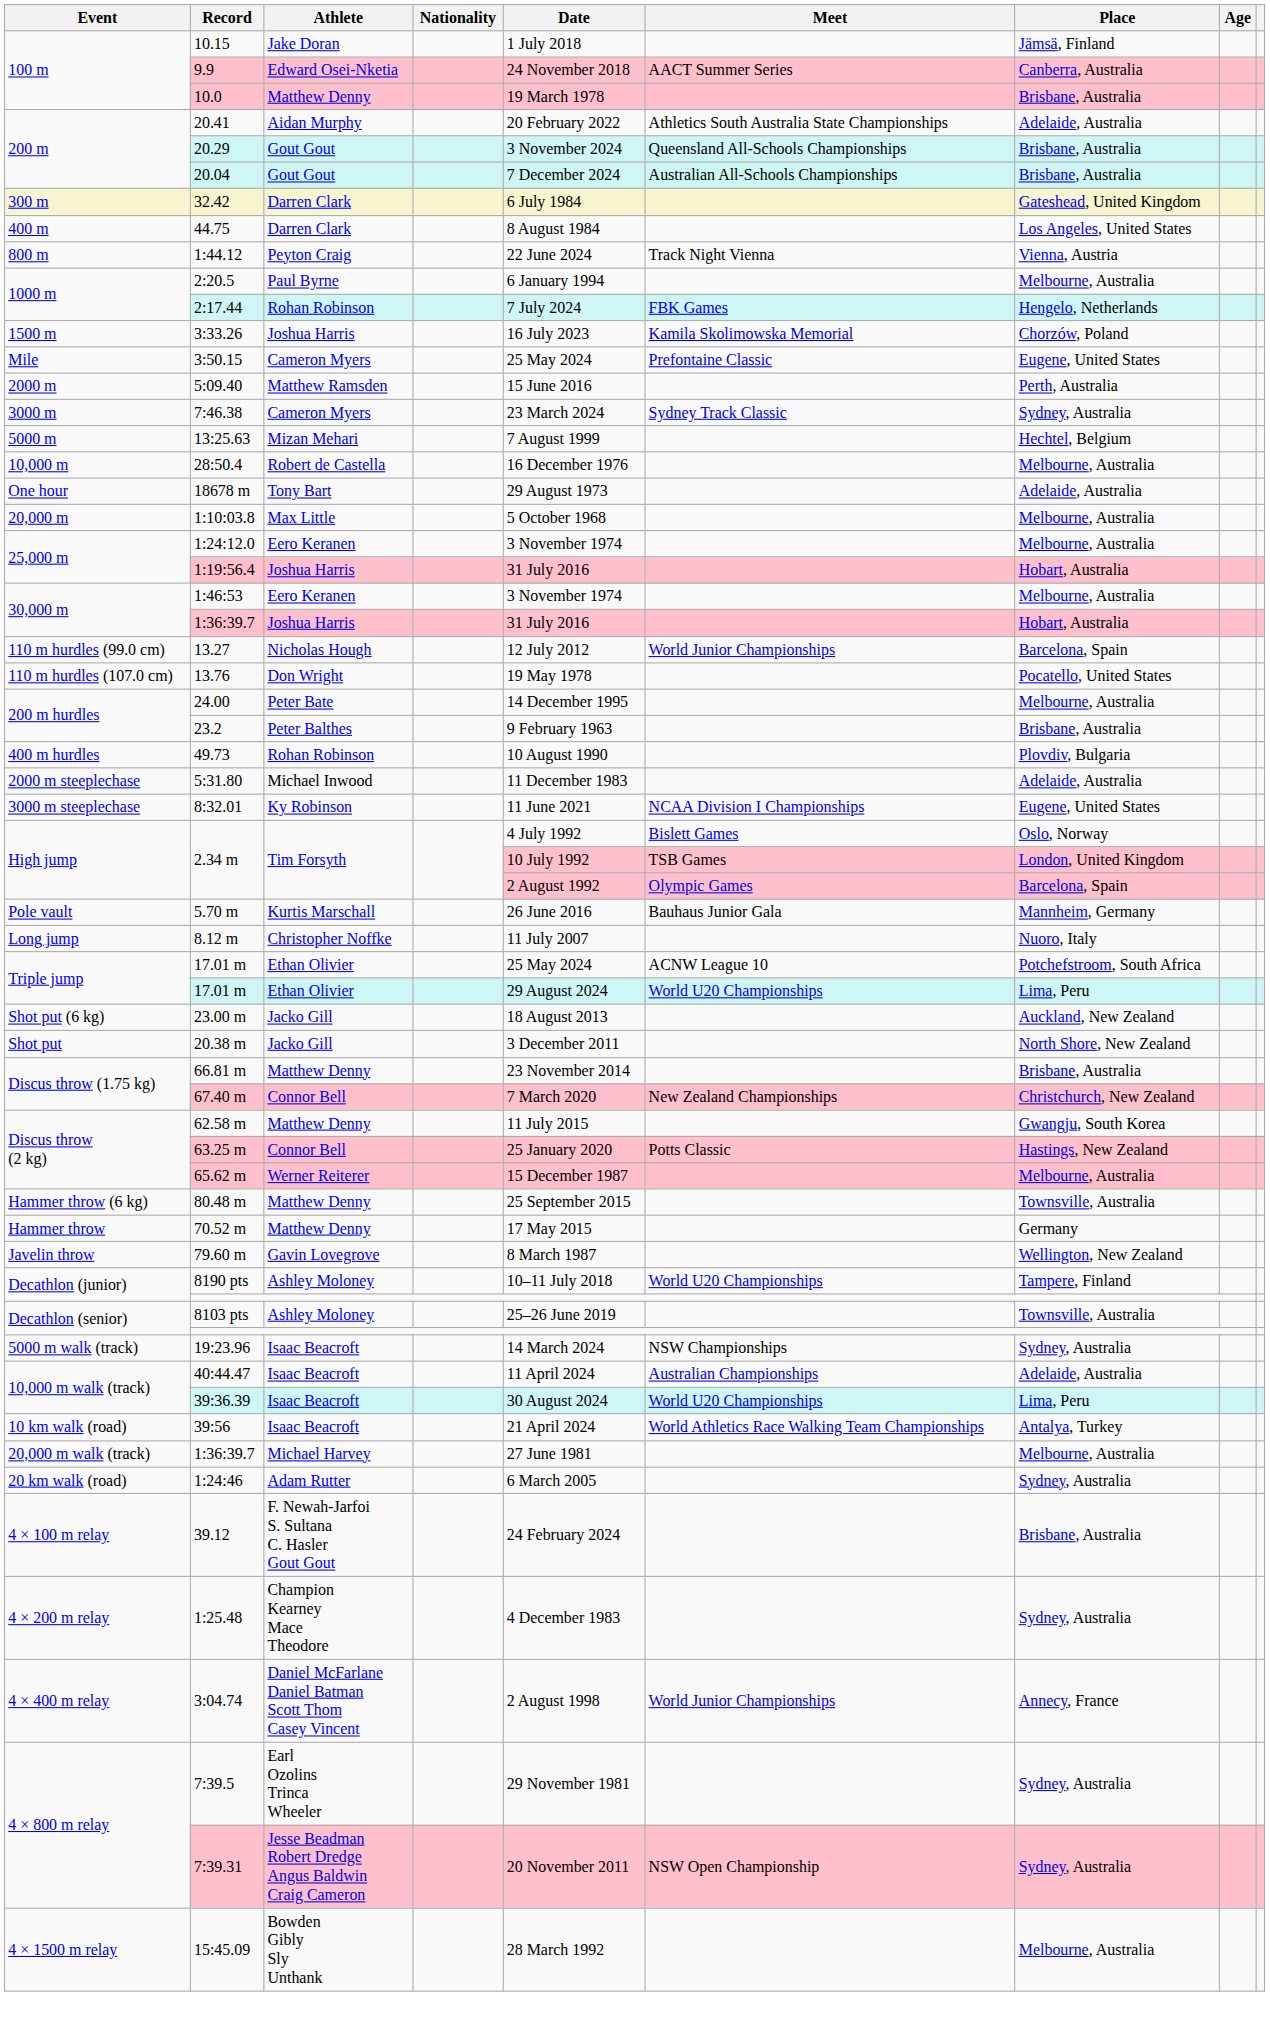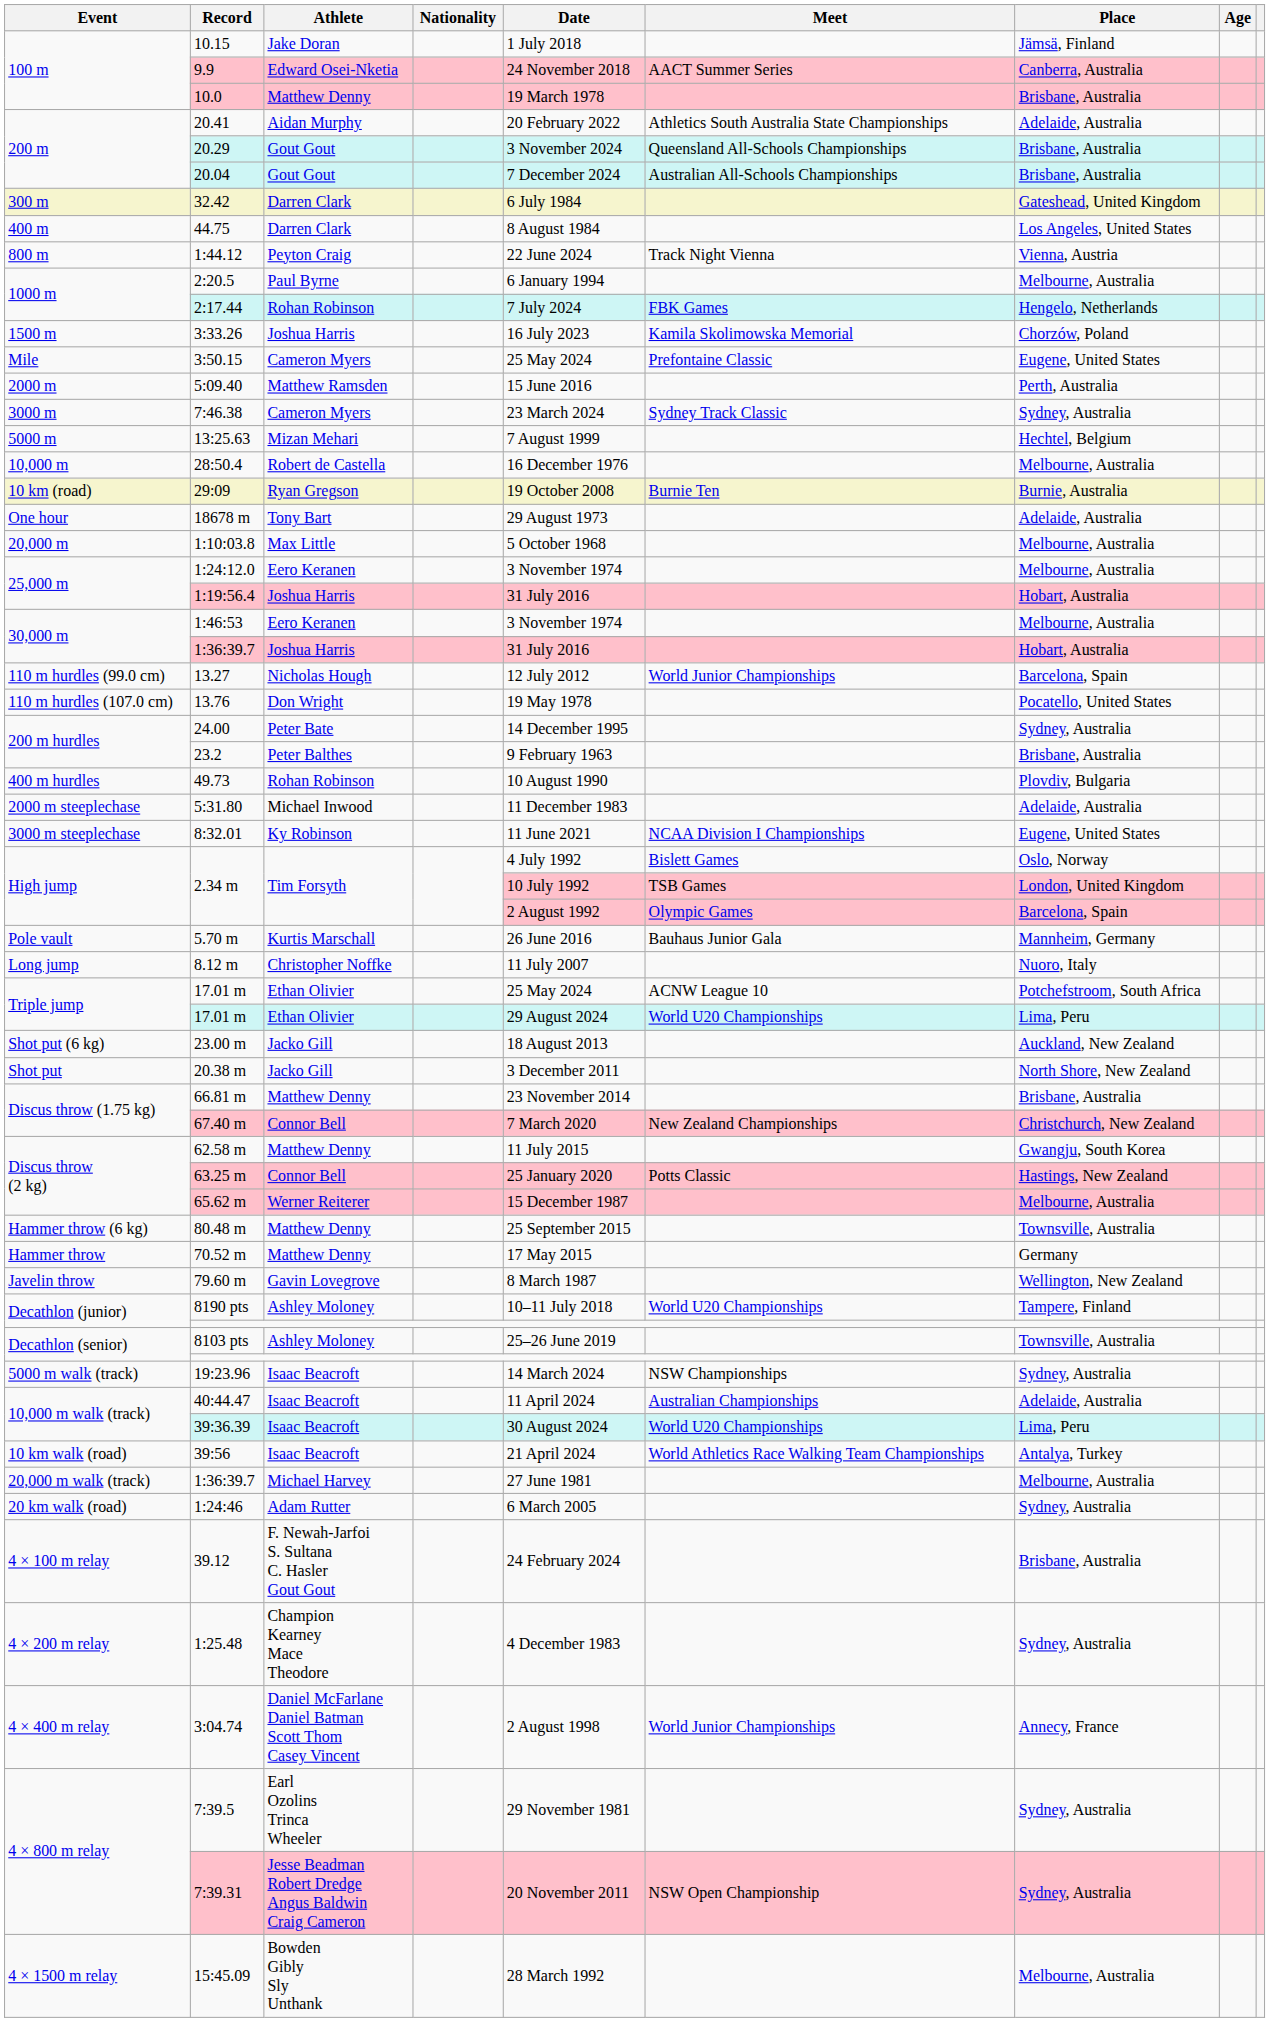+ row: (50, 491)
(1086, 702) Melbourne, Australia -> (1075, 728) Sydney, Australia
